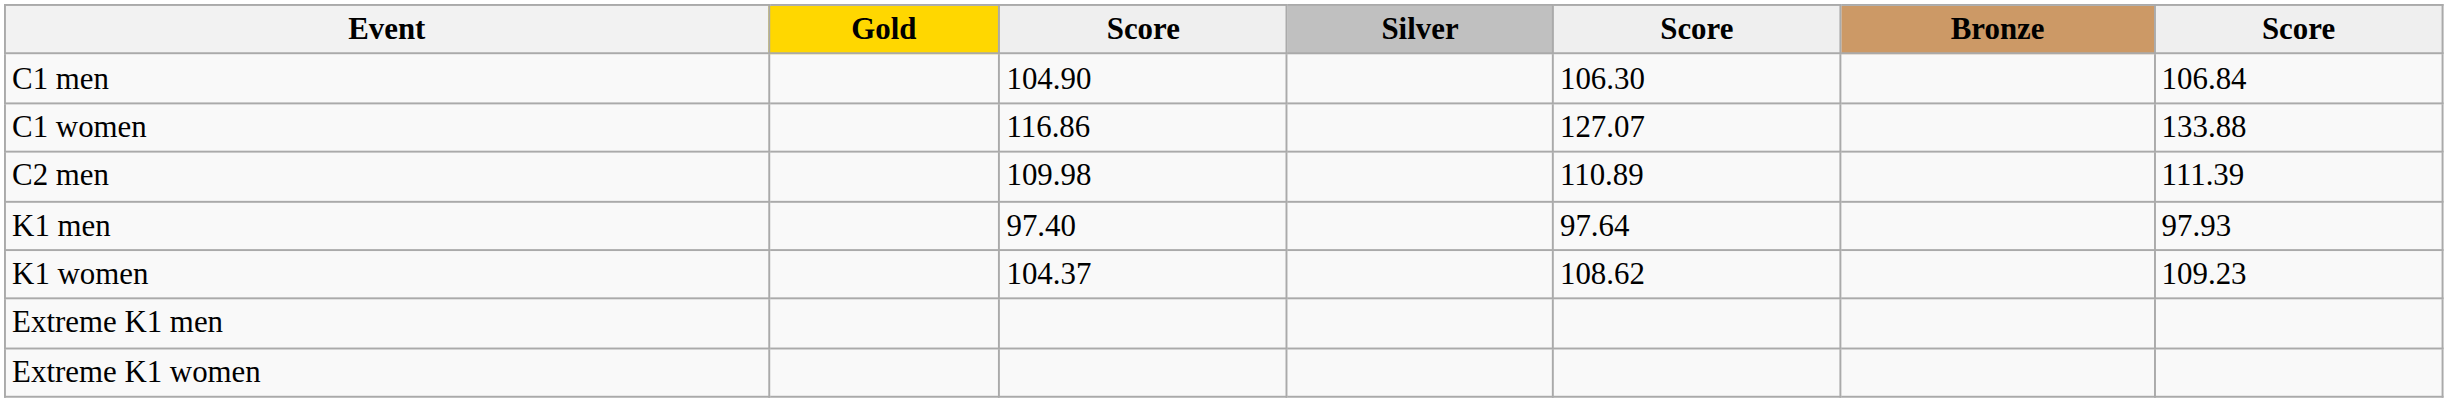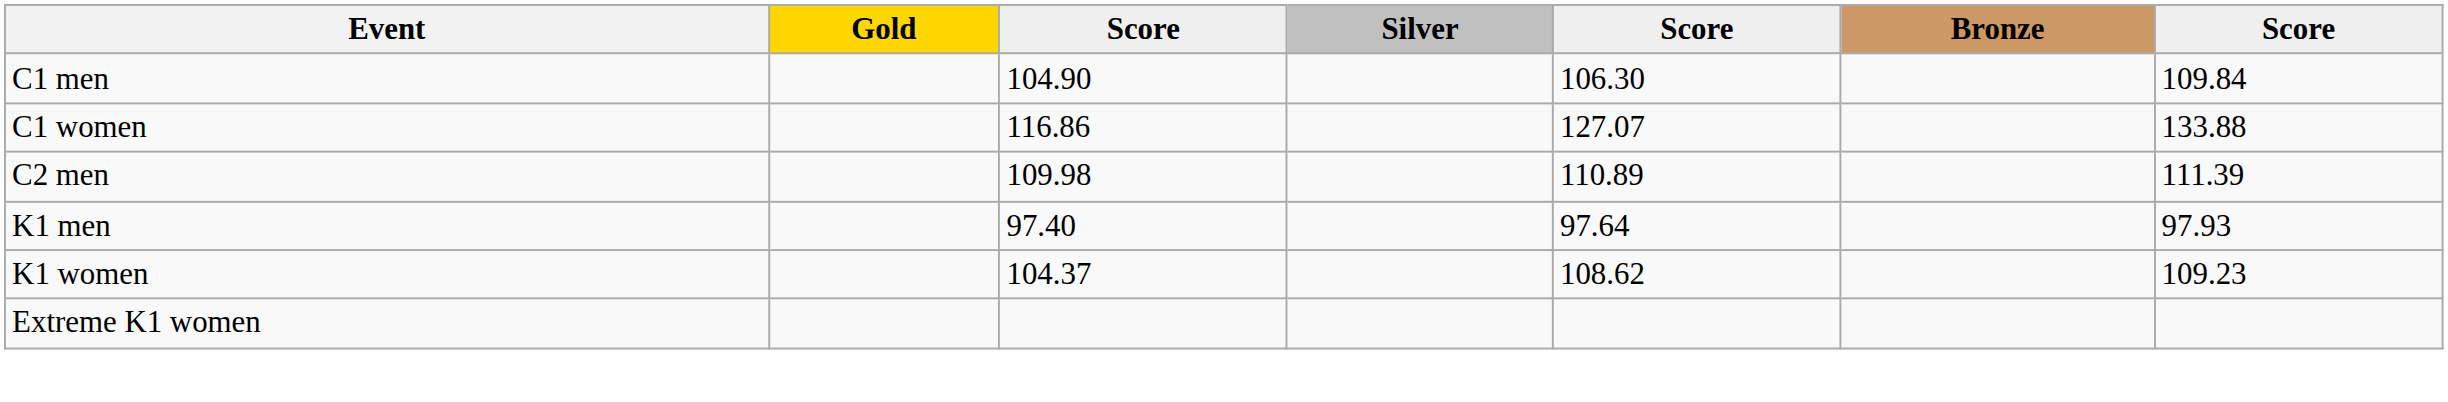(2204, 77) 106.84 -> (2204, 77) 109.84
- row: (118, 322)
